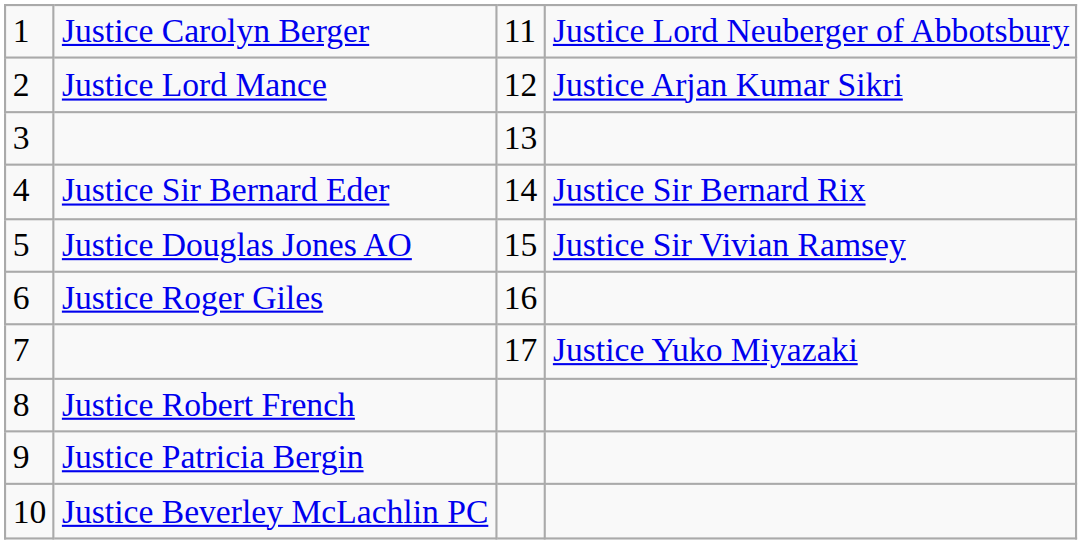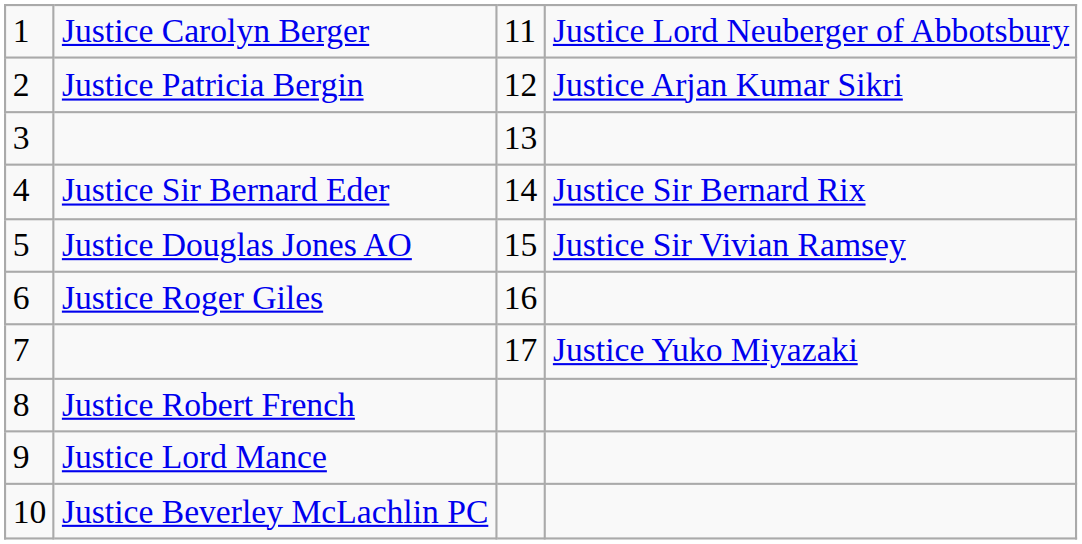(194, 84) Justice Lord Mance -> (213, 84) Justice Patricia Bergin
(213, 457) Justice Patricia Bergin -> (194, 457) Justice Lord Mance
